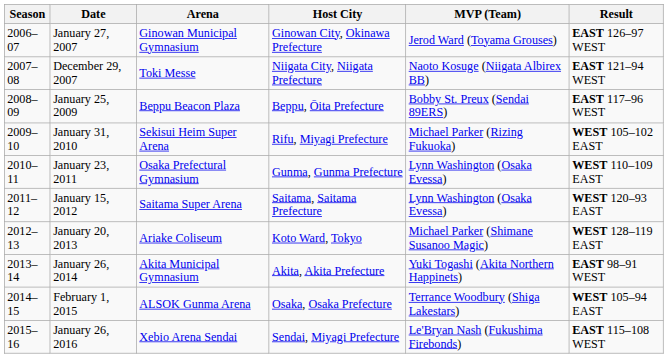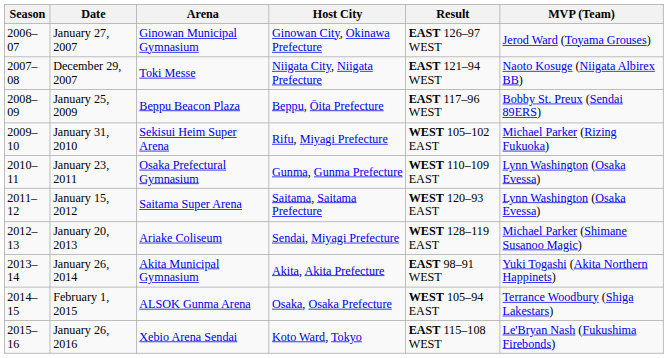columns swapped: (616, 14) <-> (488, 14)
(317, 238) Koto Ward, Tokyo -> (336, 238) Sendai, Miyagi Prefecture
(336, 336) Sendai, Miyagi Prefecture -> (317, 336) Koto Ward, Tokyo
